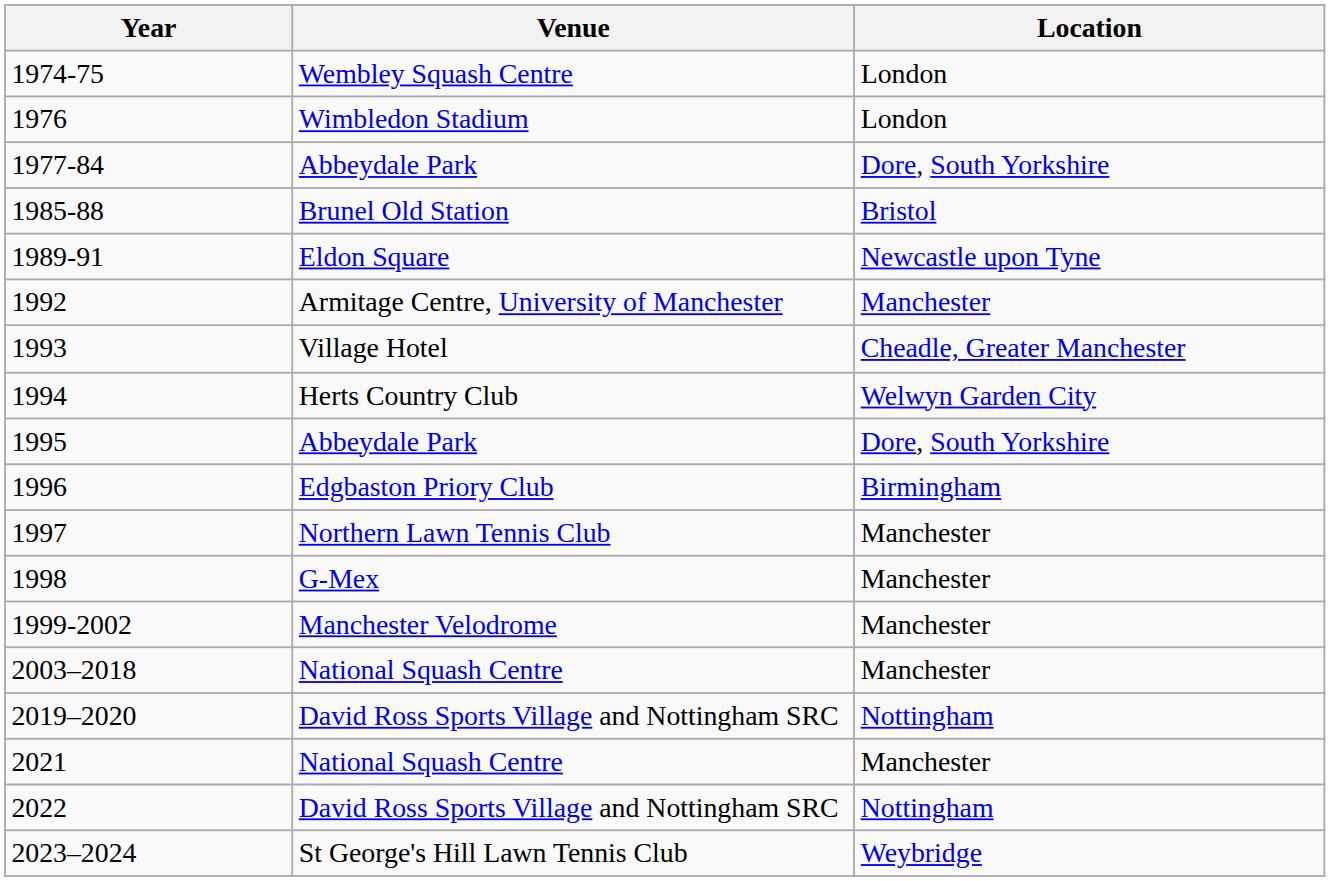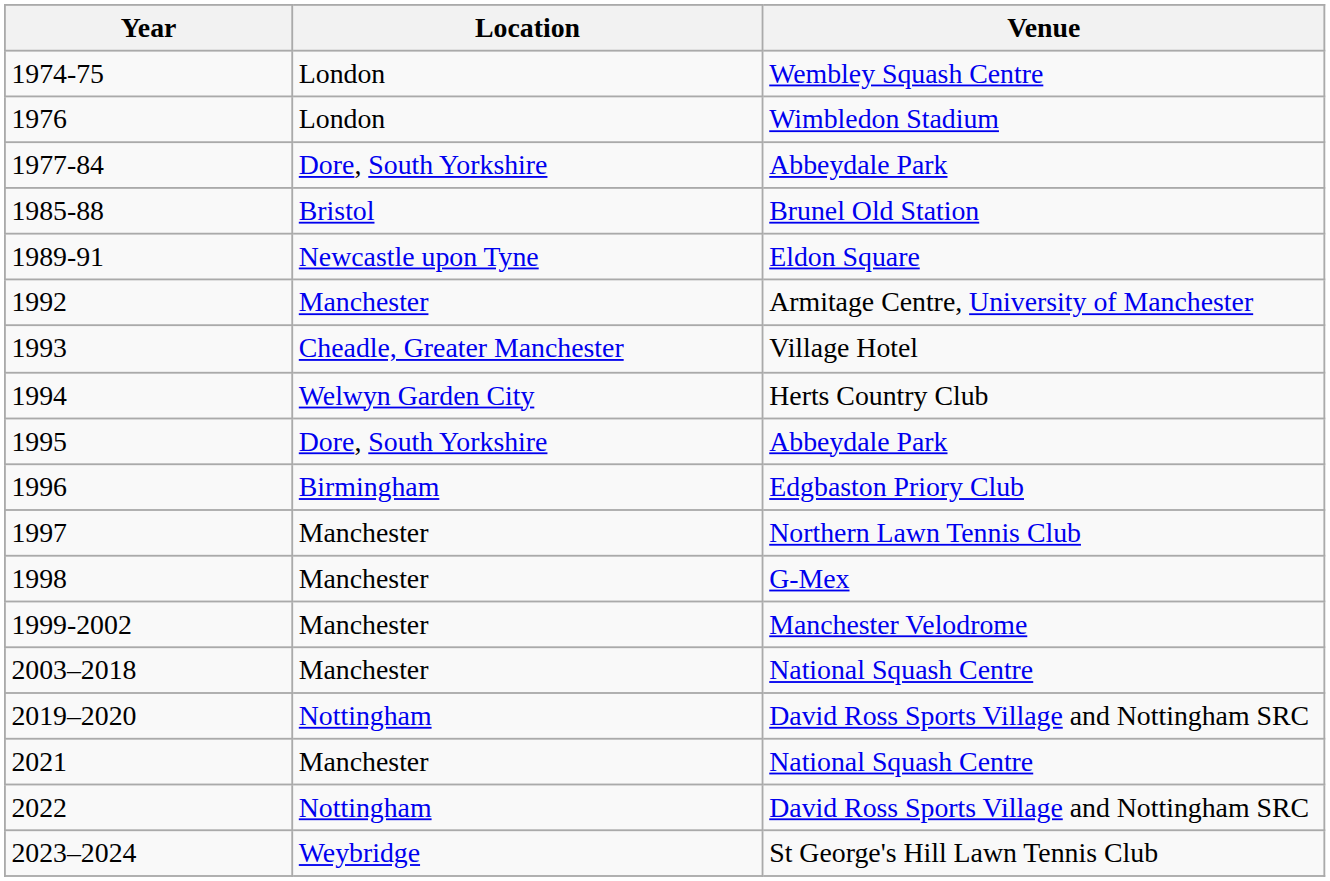columns swapped: (573, 27) <-> (1089, 27)
